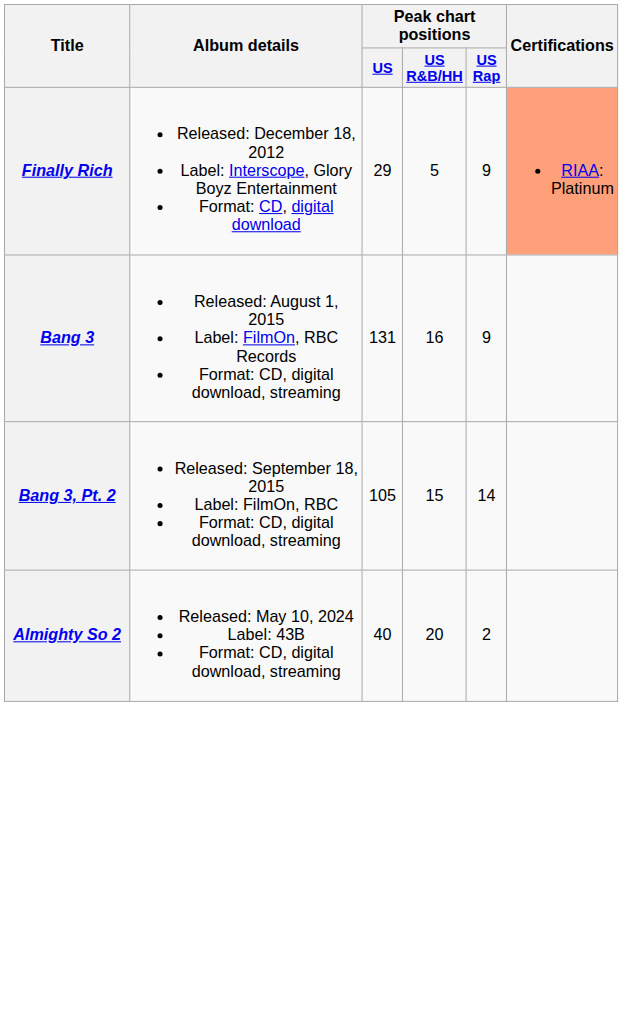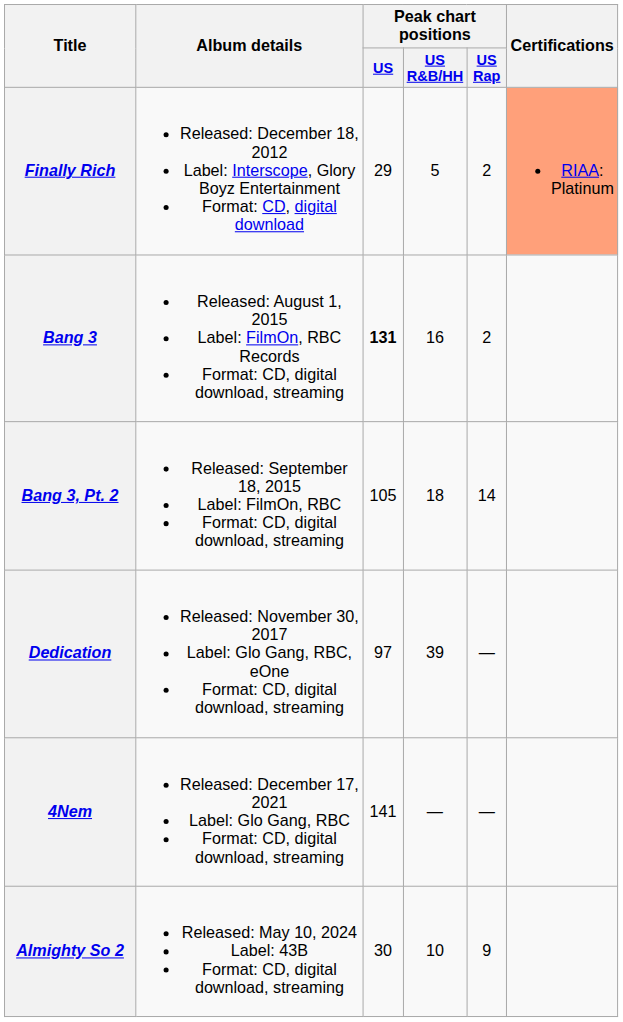(487, 170) 9 -> (487, 170) 2
(383, 337) normal -> (383, 337) bold
(487, 337) 9 -> (487, 337) 2
(435, 495) 15 -> (435, 495) 18
+ row: (70, 653)
+ row: (70, 811)
(383, 635) 40 -> (383, 951) 30
(435, 635) 20 -> (435, 951) 10
(487, 635) 2 -> (487, 951) 9
